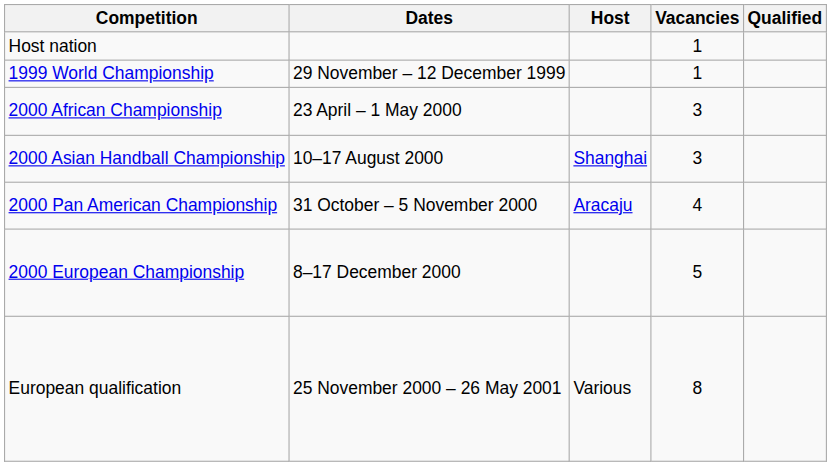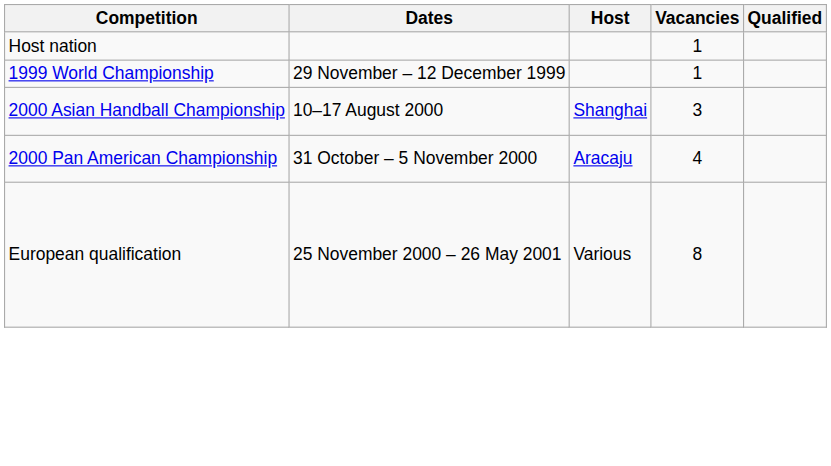- row: (115, 111)
- row: (126, 272)
